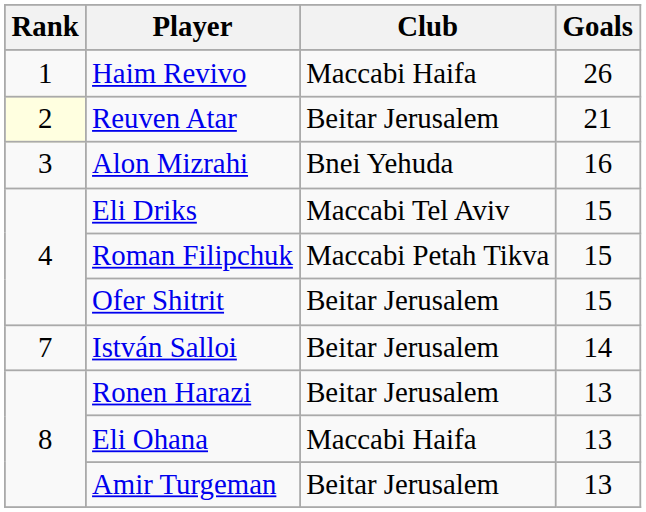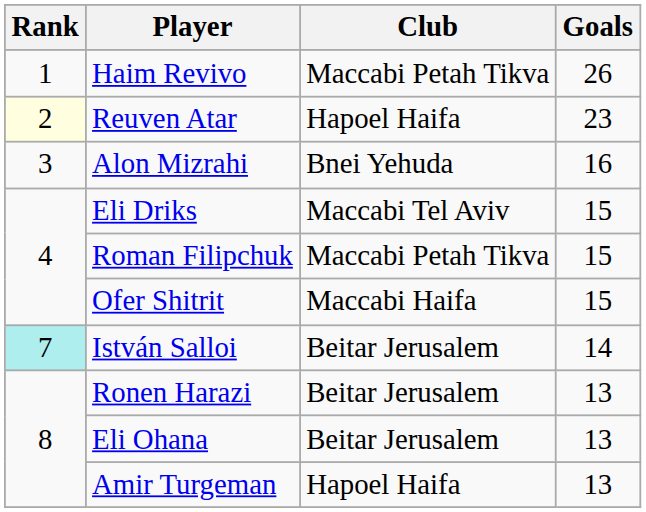(391, 73) Maccabi Haifa -> (428, 73) Maccabi Petah Tikva
(403, 118) Beitar Jerusalem -> (383, 118) Hapoel Haifa
(598, 118) 21 -> (598, 118) 23
(403, 301) Beitar Jerusalem -> (391, 301) Maccabi Haifa
(45, 347) no background -> (45, 347) paleturquoise background
(391, 438) Maccabi Haifa -> (403, 438) Beitar Jerusalem
(403, 484) Beitar Jerusalem -> (383, 484) Hapoel Haifa
